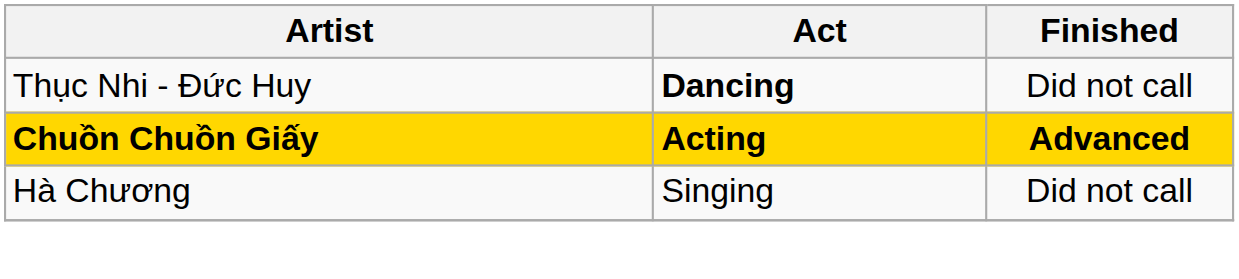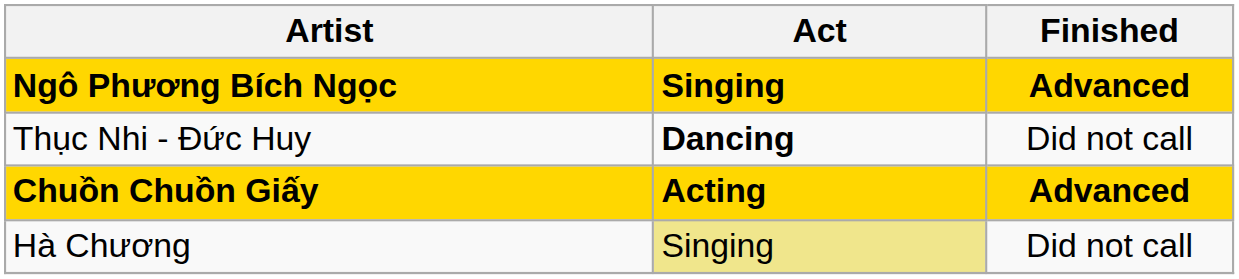+ row: (205, 84)
(718, 191) no background -> (718, 245) khaki background
